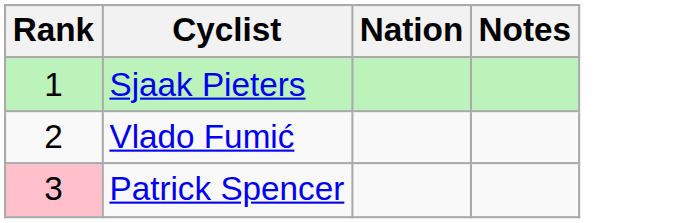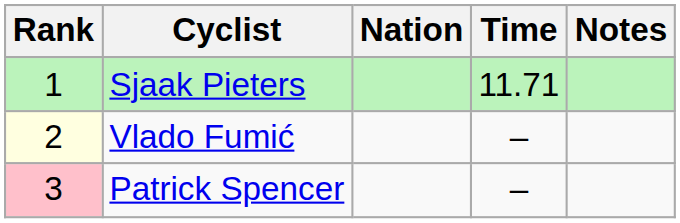+ column: (519, 30)
(53, 136) no background -> (53, 136) lightyellow background
